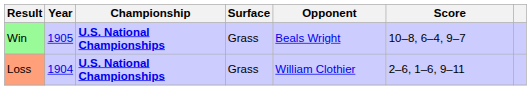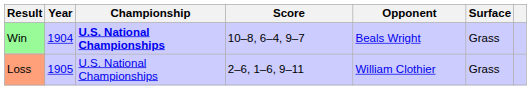columns swapped: (249, 13) <-> (450, 13)
(60, 38) 1905 -> (60, 38) 1904
(60, 69) 1904 -> (60, 69) 1905
(122, 69) bold -> (118, 69) normal
